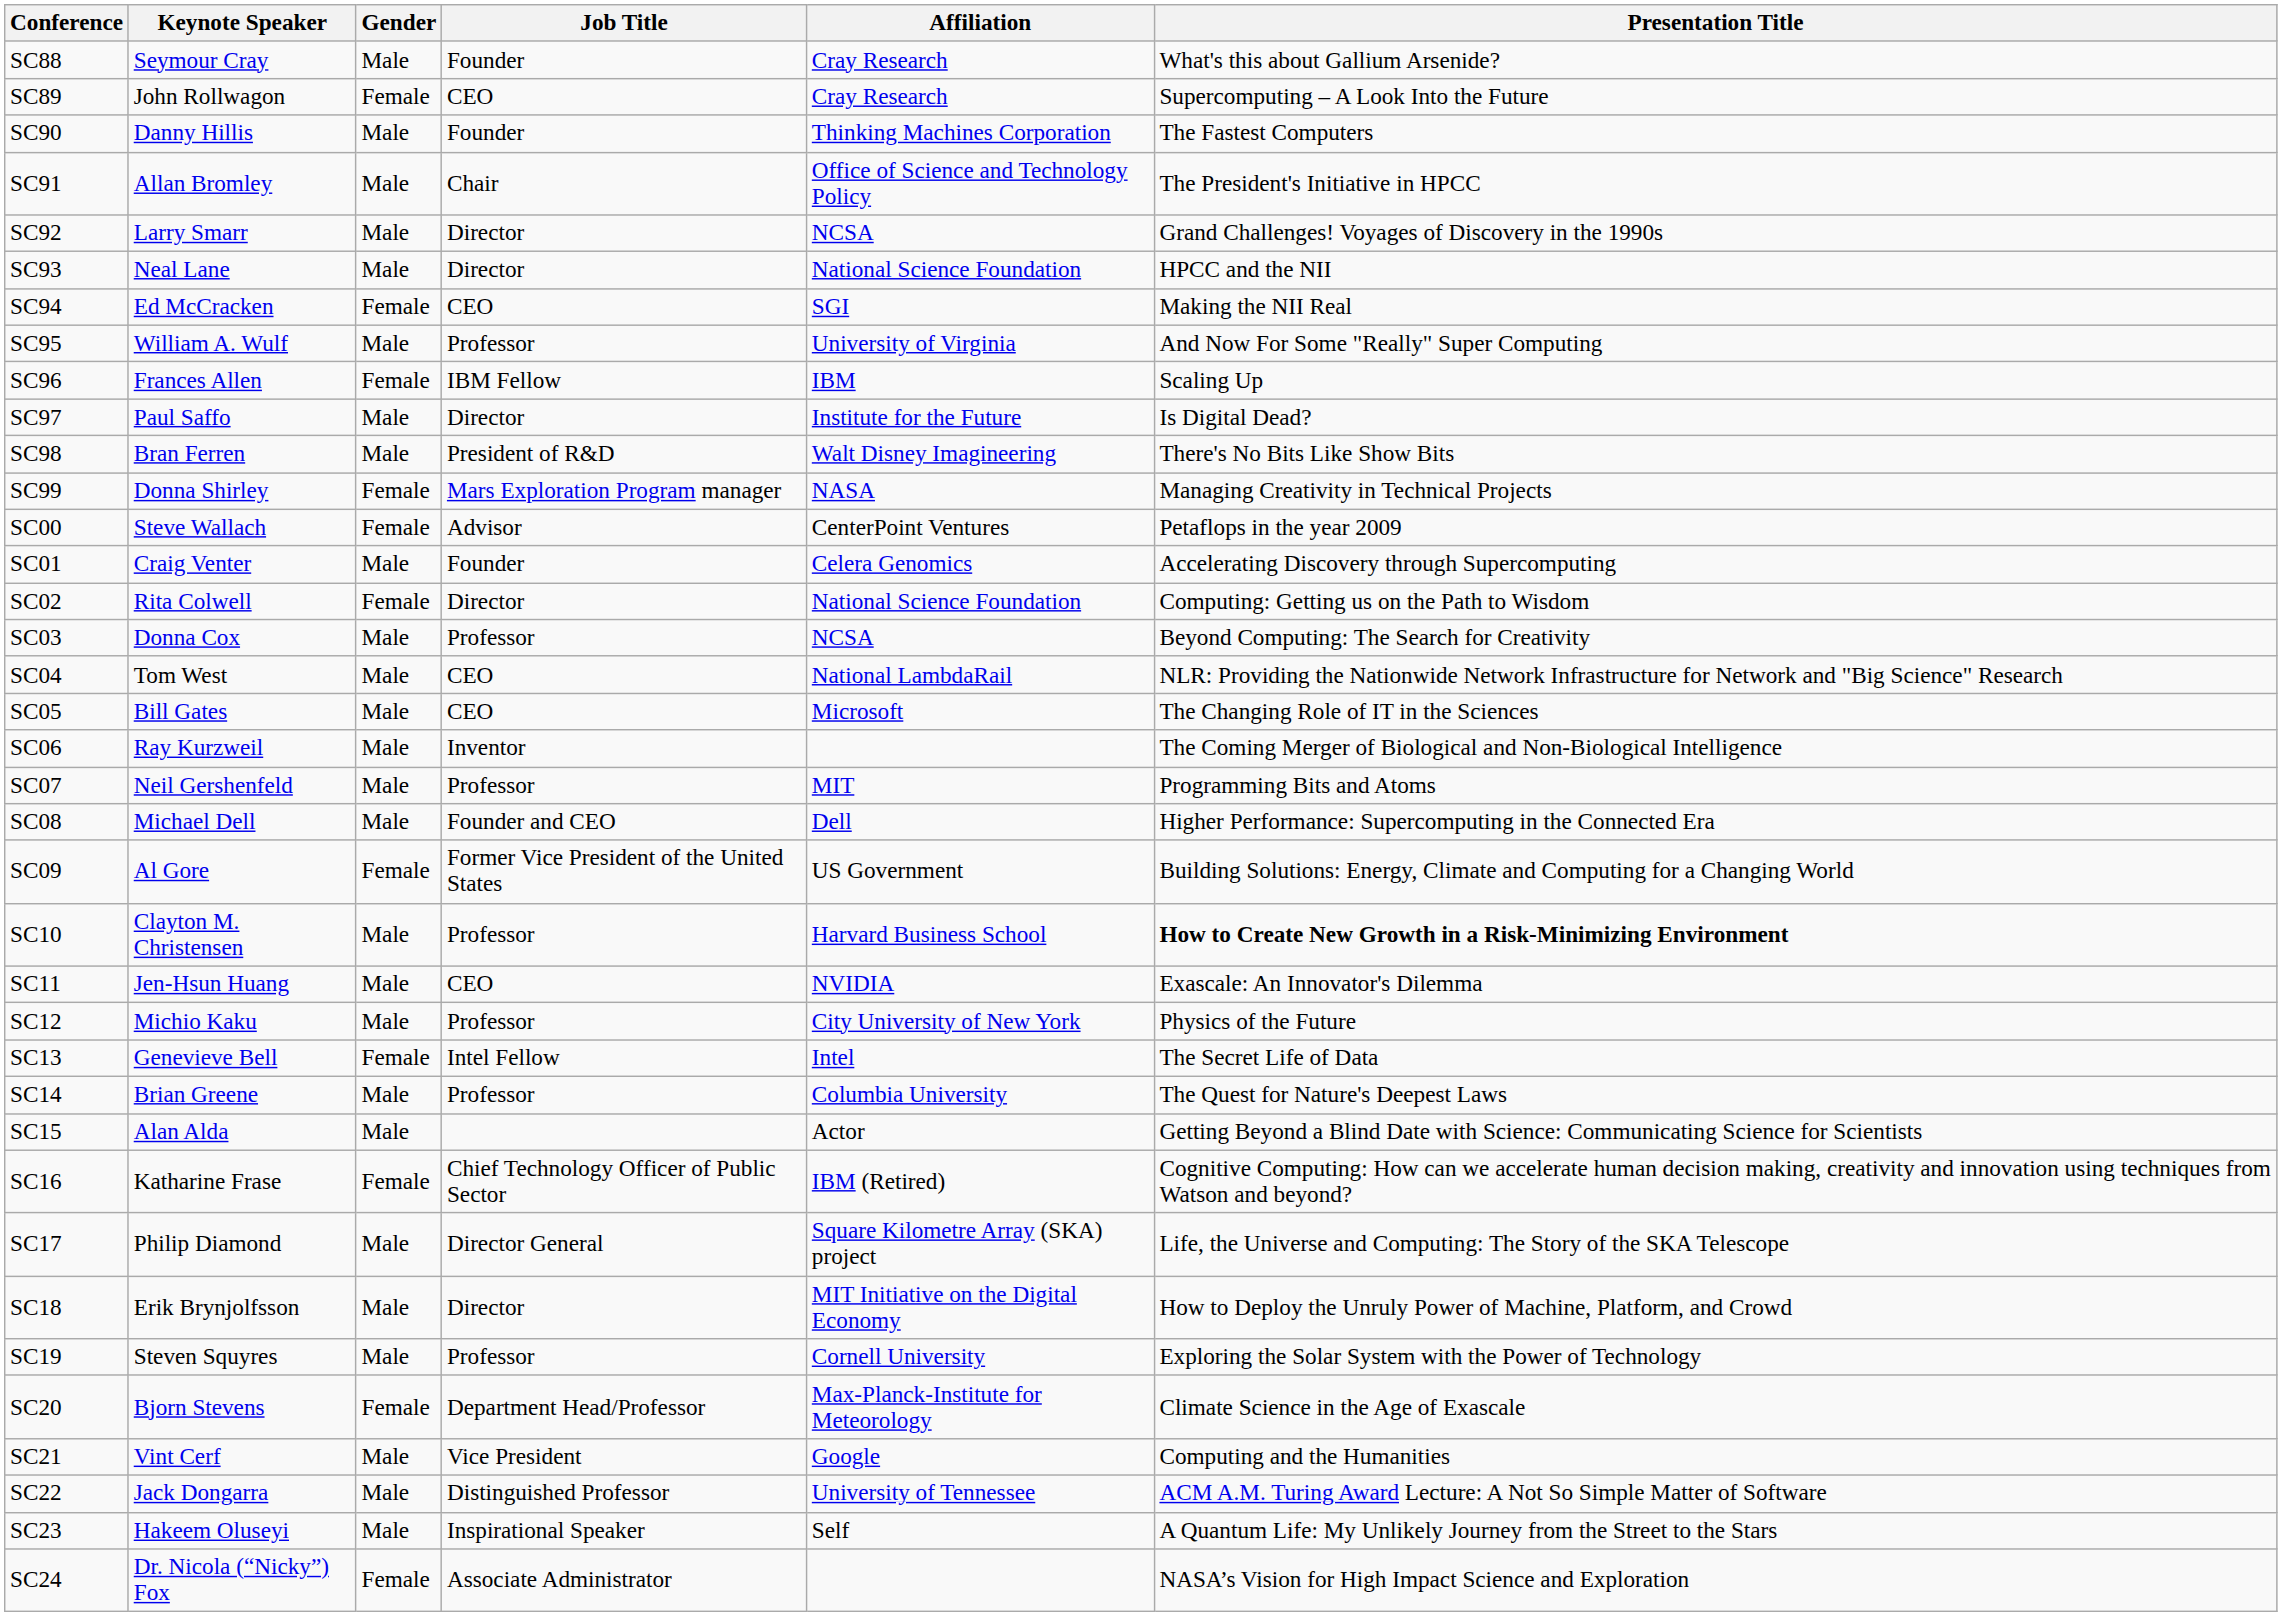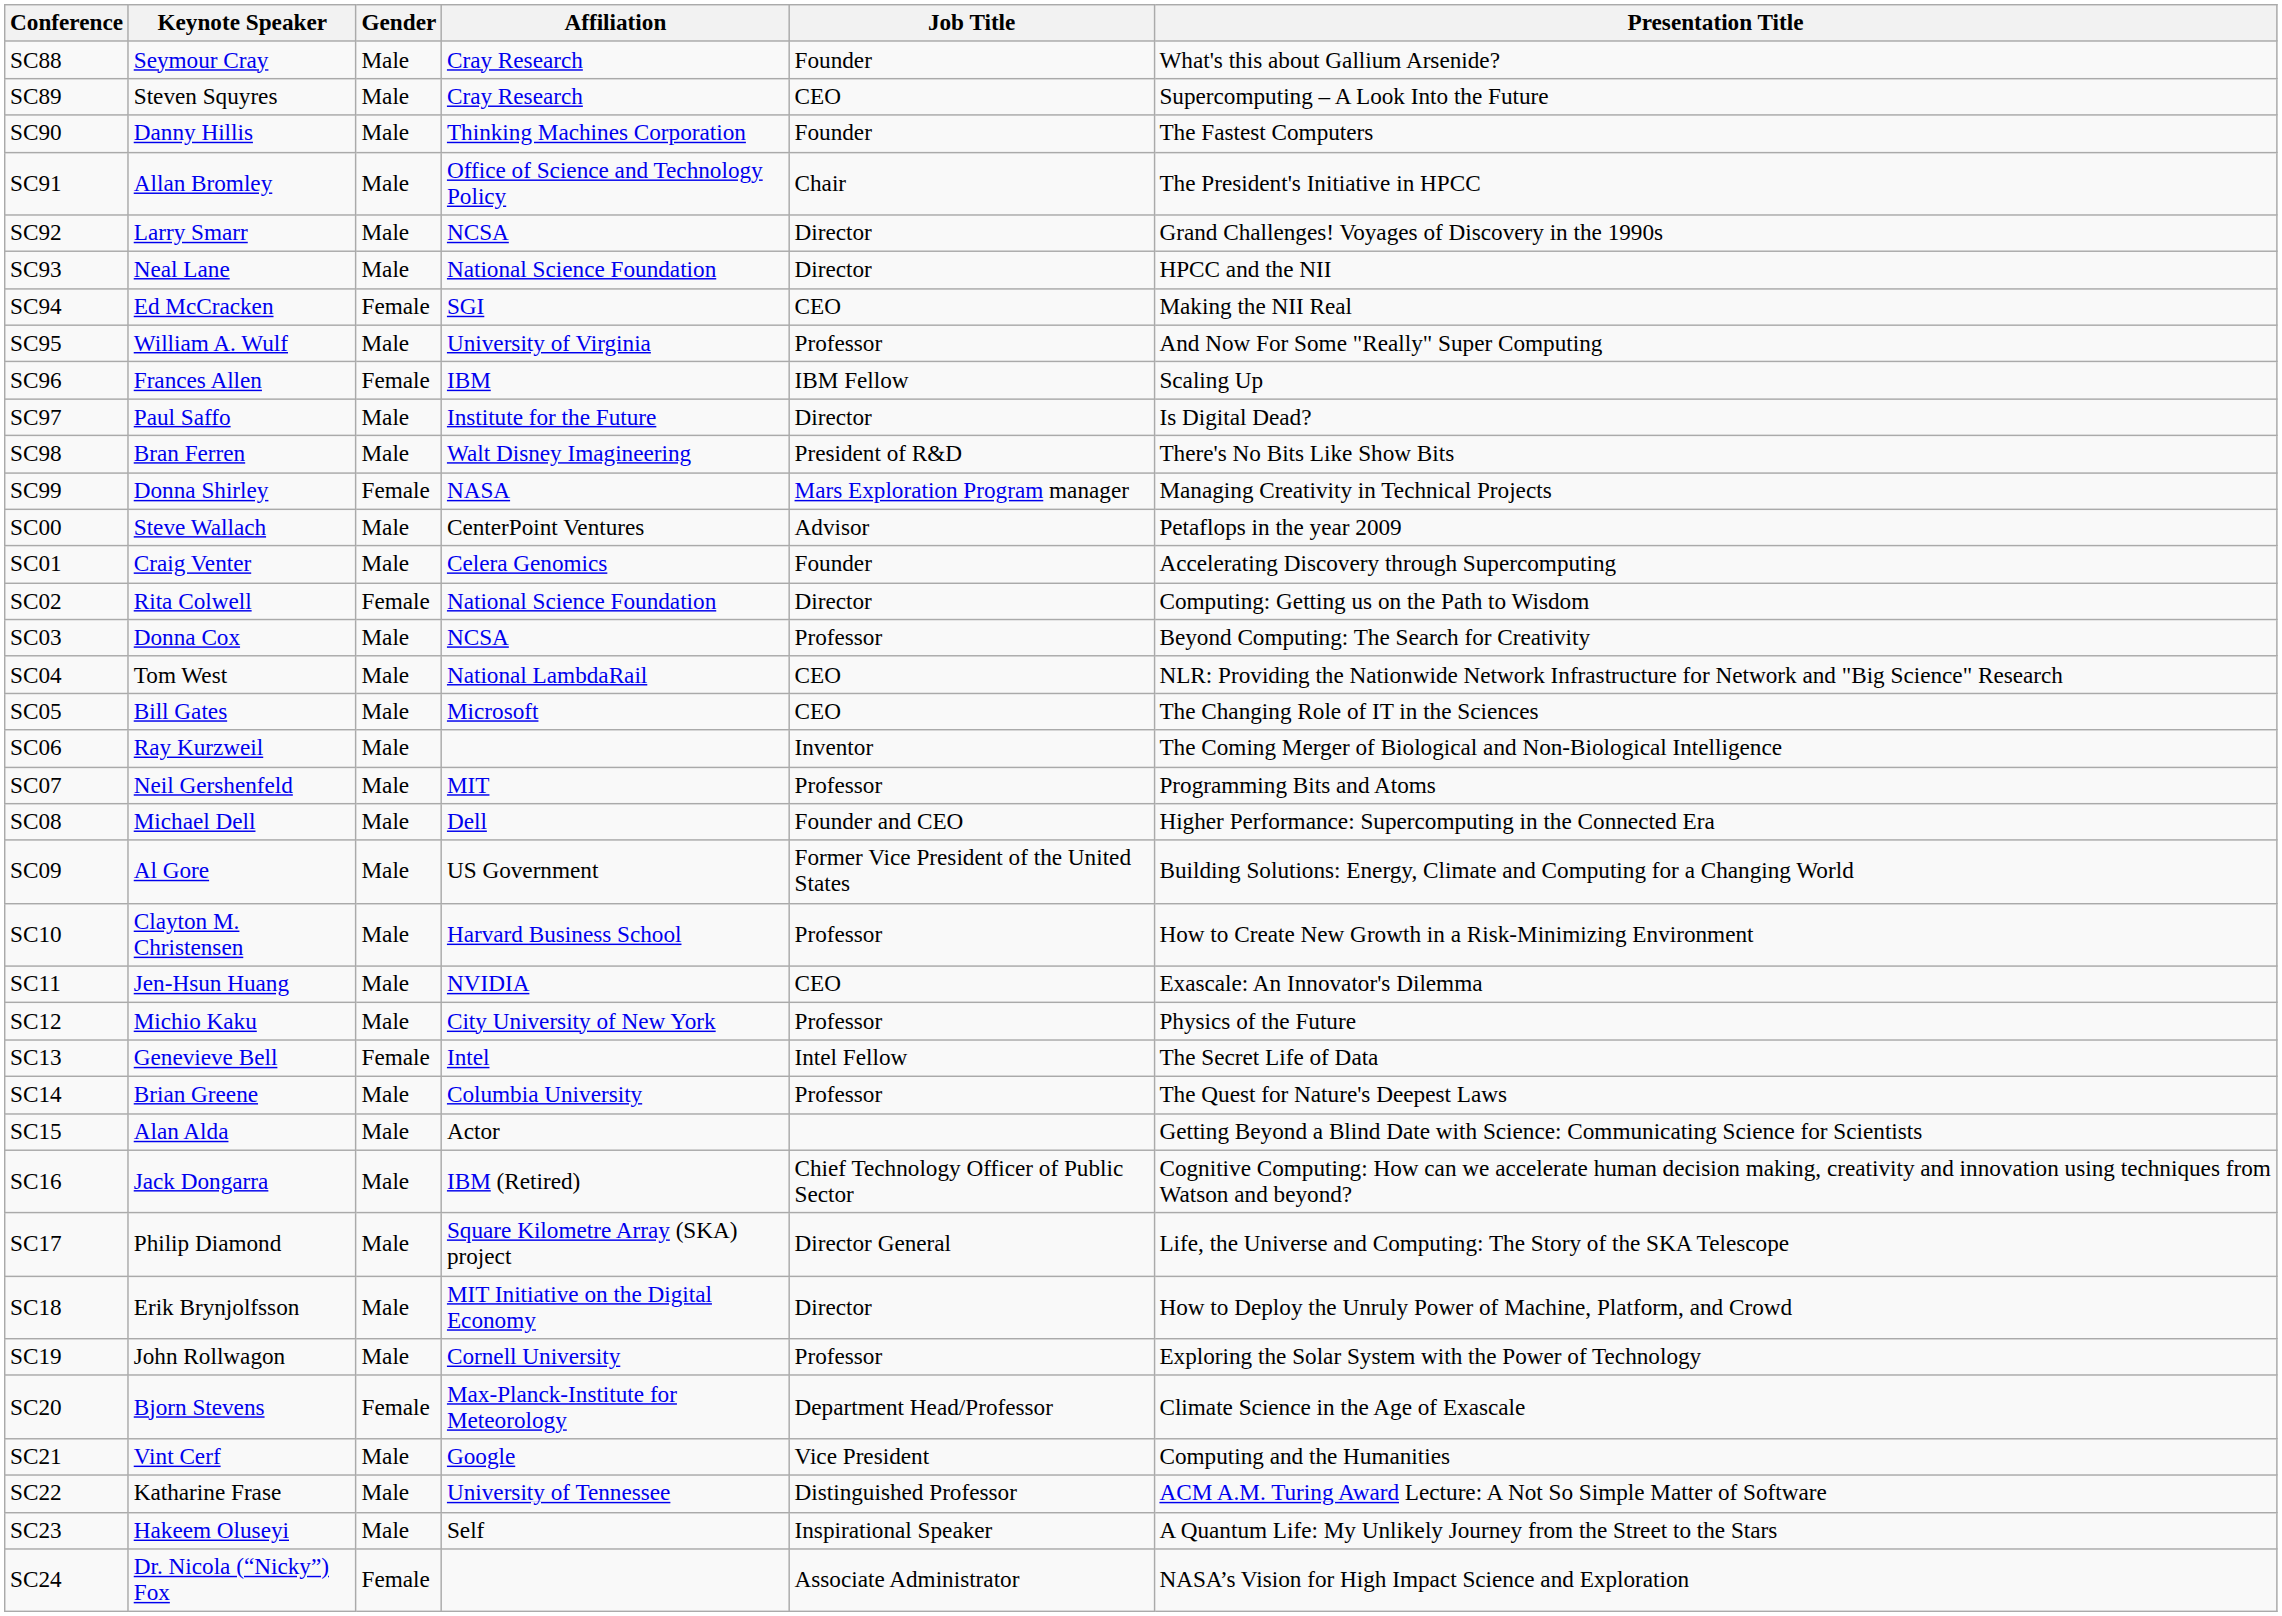columns swapped: (980, 22) <-> (624, 22)
(209, 96) John Rollwagon -> (206, 96) Steven Squyres
(396, 96) Female -> (385, 96) Male
(396, 527) Female -> (385, 527) Male
(396, 871) Female -> (385, 871) Male
(1474, 934) bold -> (1456, 934) normal
(207, 1181) Katharine Frase -> (201, 1181) Jack Dongarra
(396, 1181) Female -> (385, 1181) Male
(206, 1356) Steven Squyres -> (209, 1356) John Rollwagon
(201, 1493) Jack Dongarra -> (207, 1493) Katharine Frase
